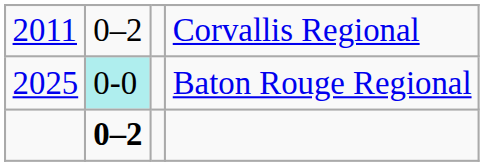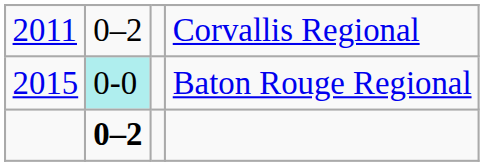(45, 82) 2025 -> (45, 82) 2015
